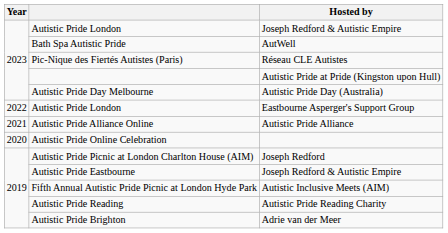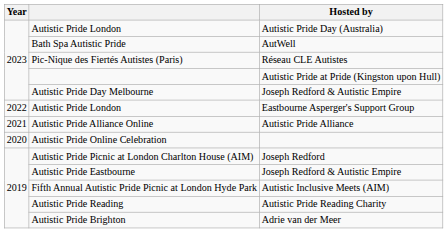(331, 28) Joseph Redford & Autistic Empire -> (322, 28) Autistic Pride Day (Australia)
(322, 92) Autistic Pride Day (Australia) -> (331, 92) Joseph Redford & Autistic Empire
